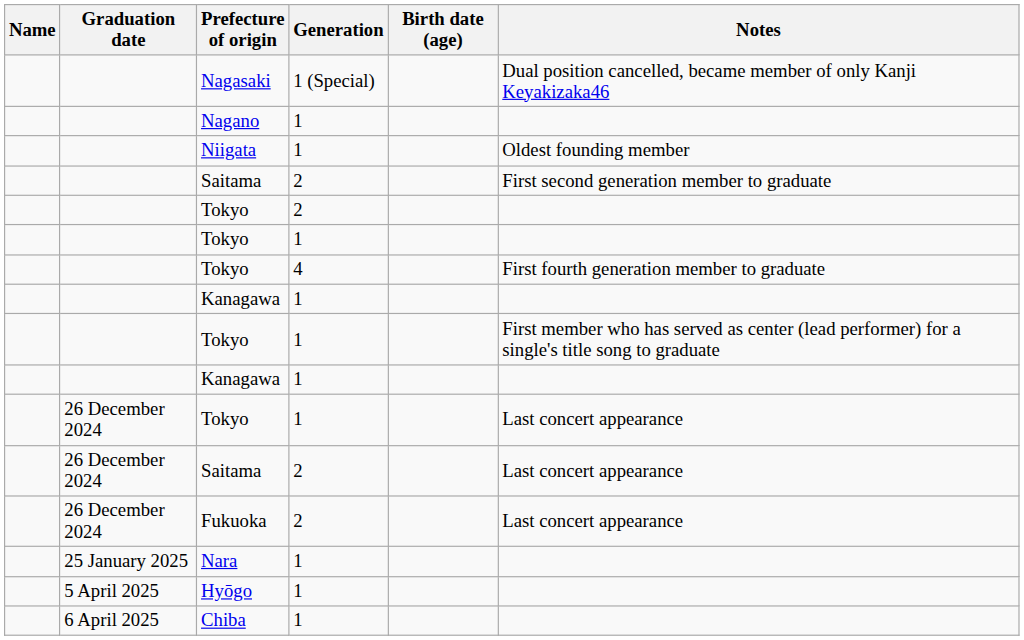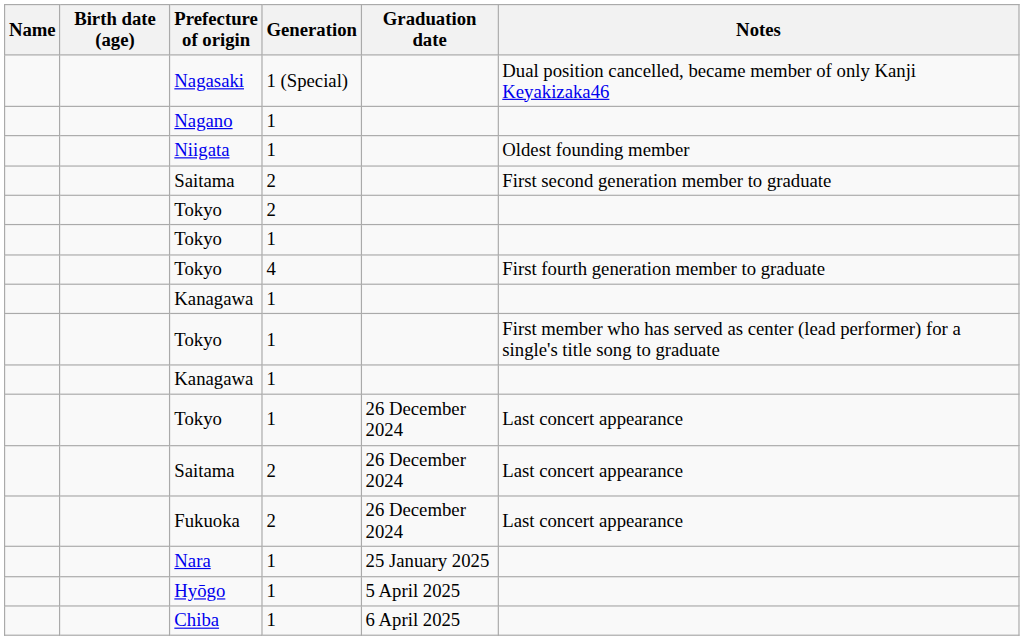columns swapped: (443, 29) <-> (128, 29)
